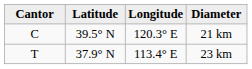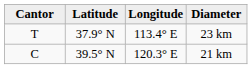rows swapped: (216, 34) <-> (216, 53)
